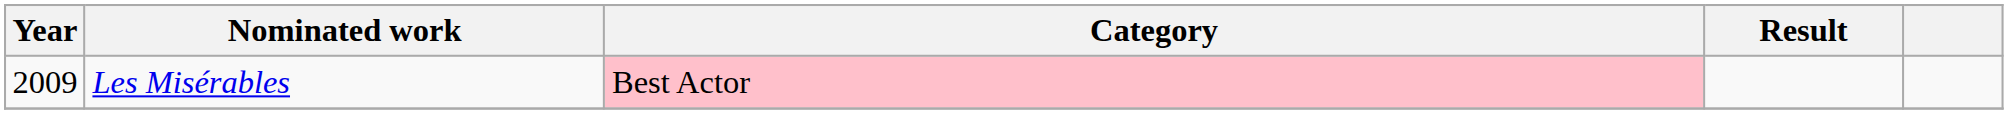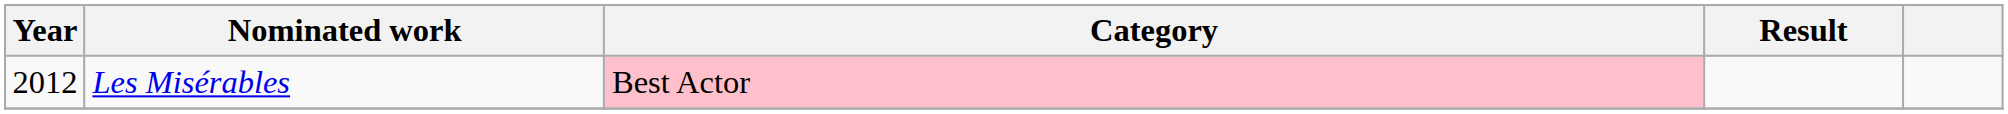(45, 81) 2009 -> (45, 81) 2012
